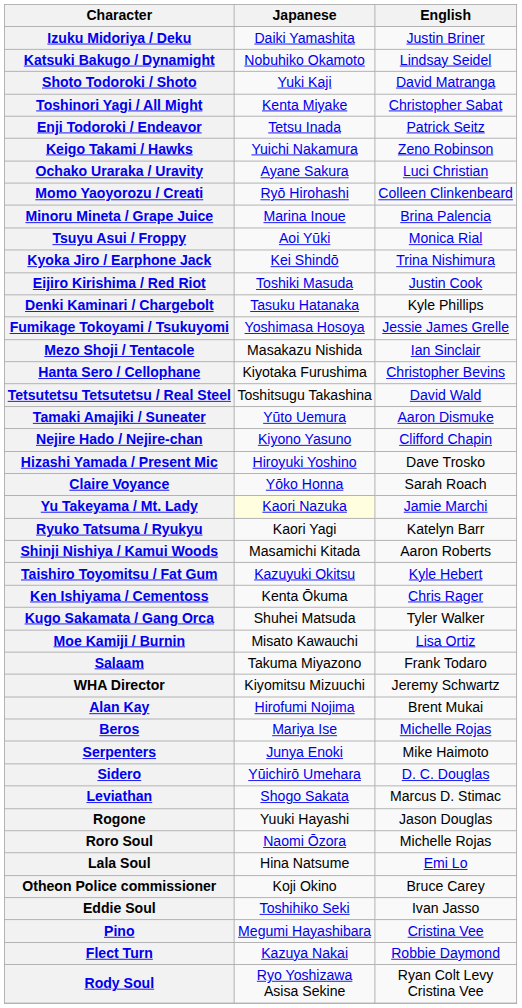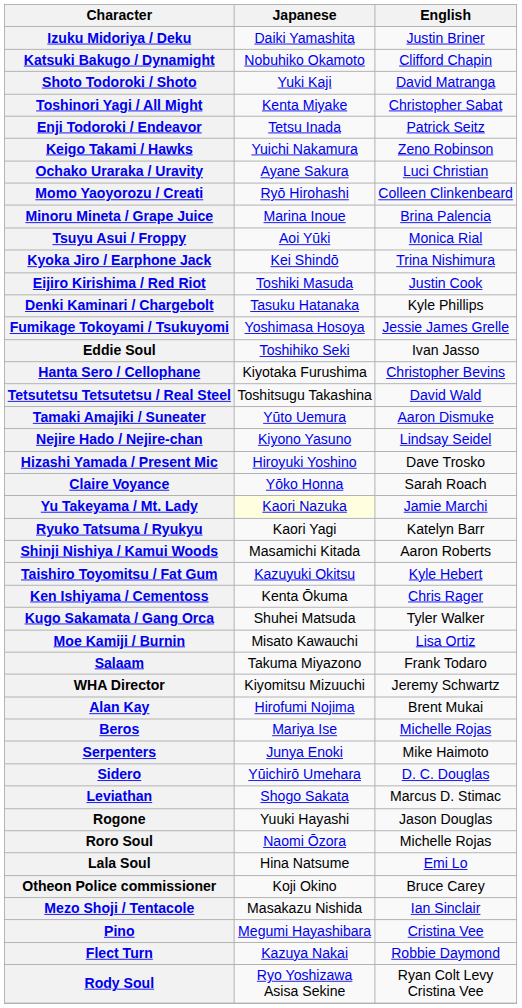(446, 60) Lindsay Seidel -> (446, 60) Clifford Chapin
rows swapped: (119, 350) <-> (119, 908)
(446, 439) Clifford Chapin -> (446, 439) Lindsay Seidel
